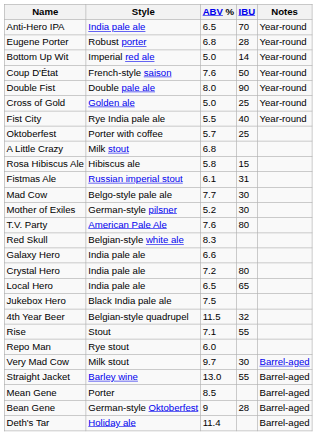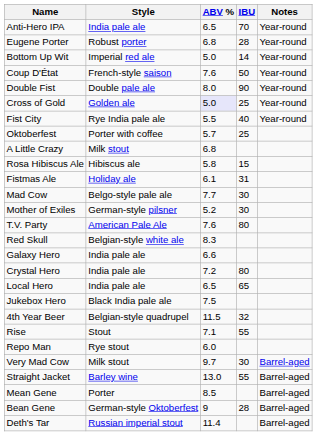(209, 103) no background -> (209, 103) lavender background
(136, 179) Russian imperial stout -> (112, 179) Holiday ale
(112, 423) Holiday ale -> (136, 423) Russian imperial stout
